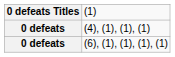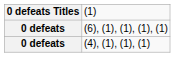rows swapped: (117, 28) <-> (126, 44)
